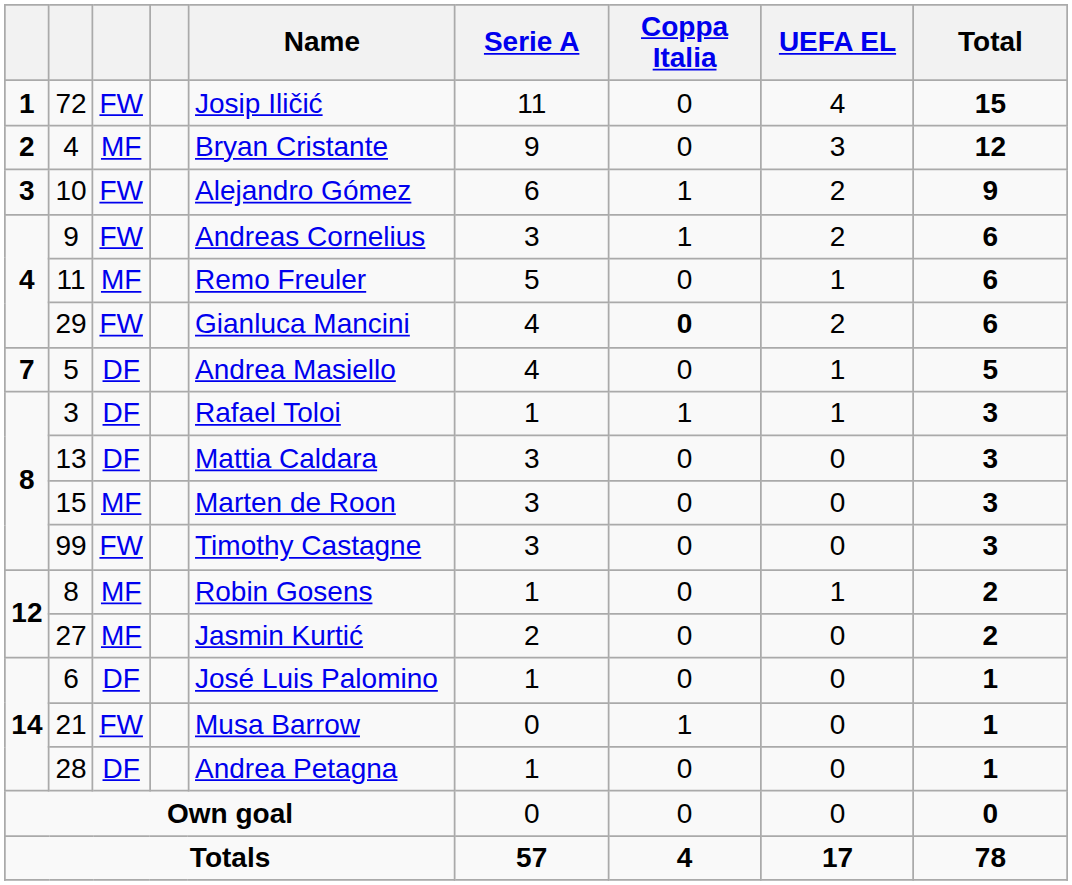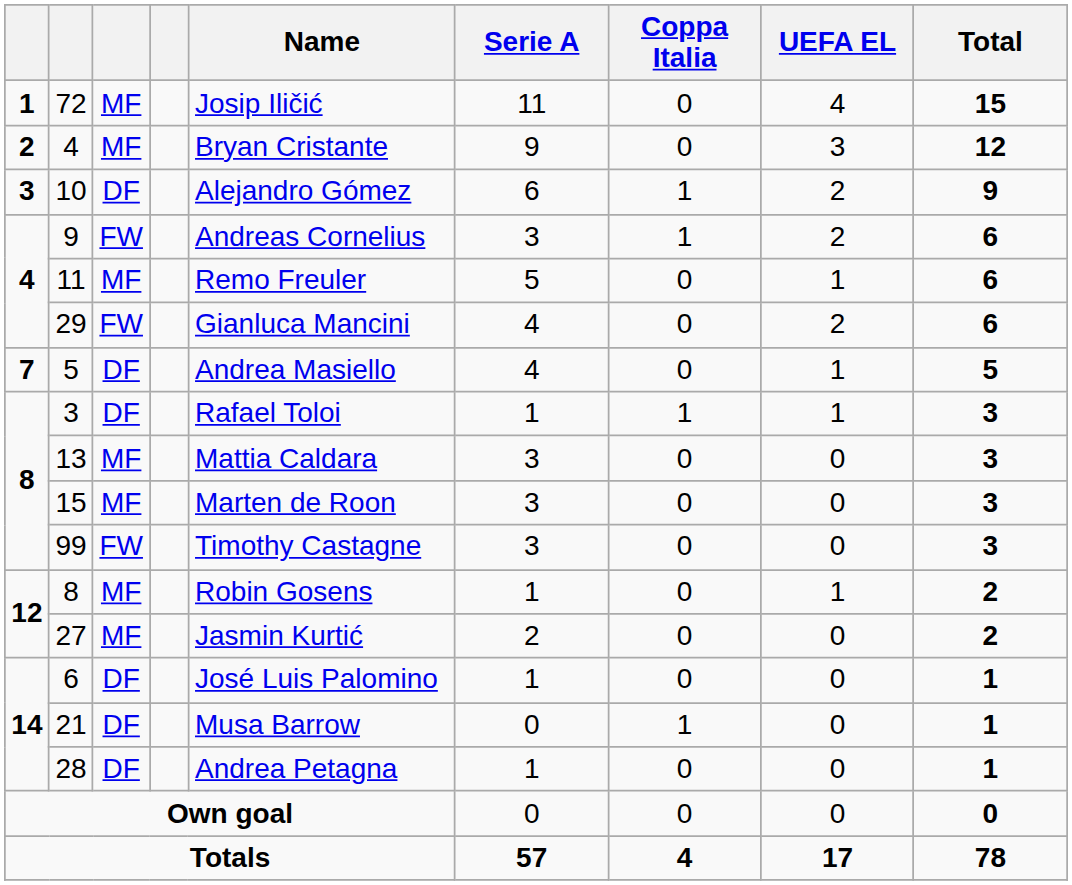(121, 102) FW -> (121, 102) MF
(121, 191) FW -> (121, 191) DF
(685, 324) bold -> (685, 324) normal
(121, 457) DF -> (121, 457) MF
(121, 724) FW -> (121, 724) DF
